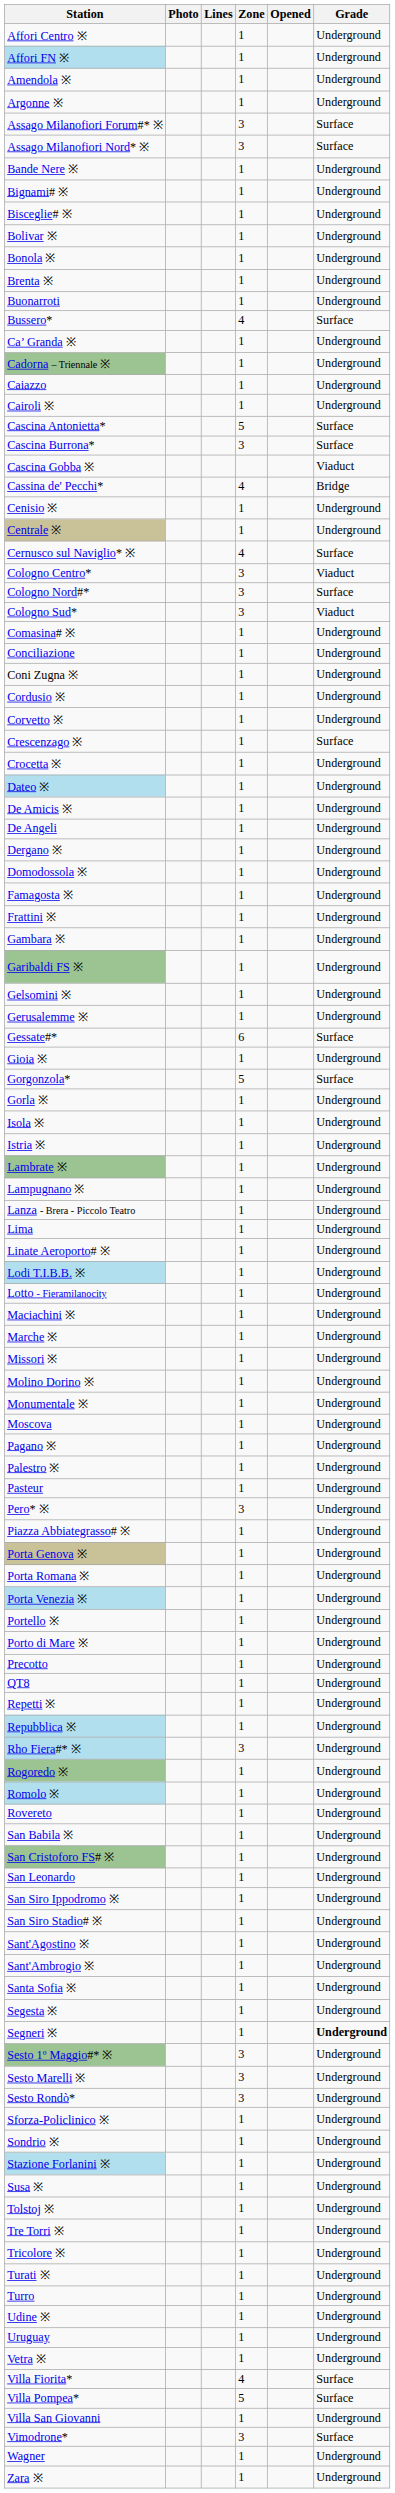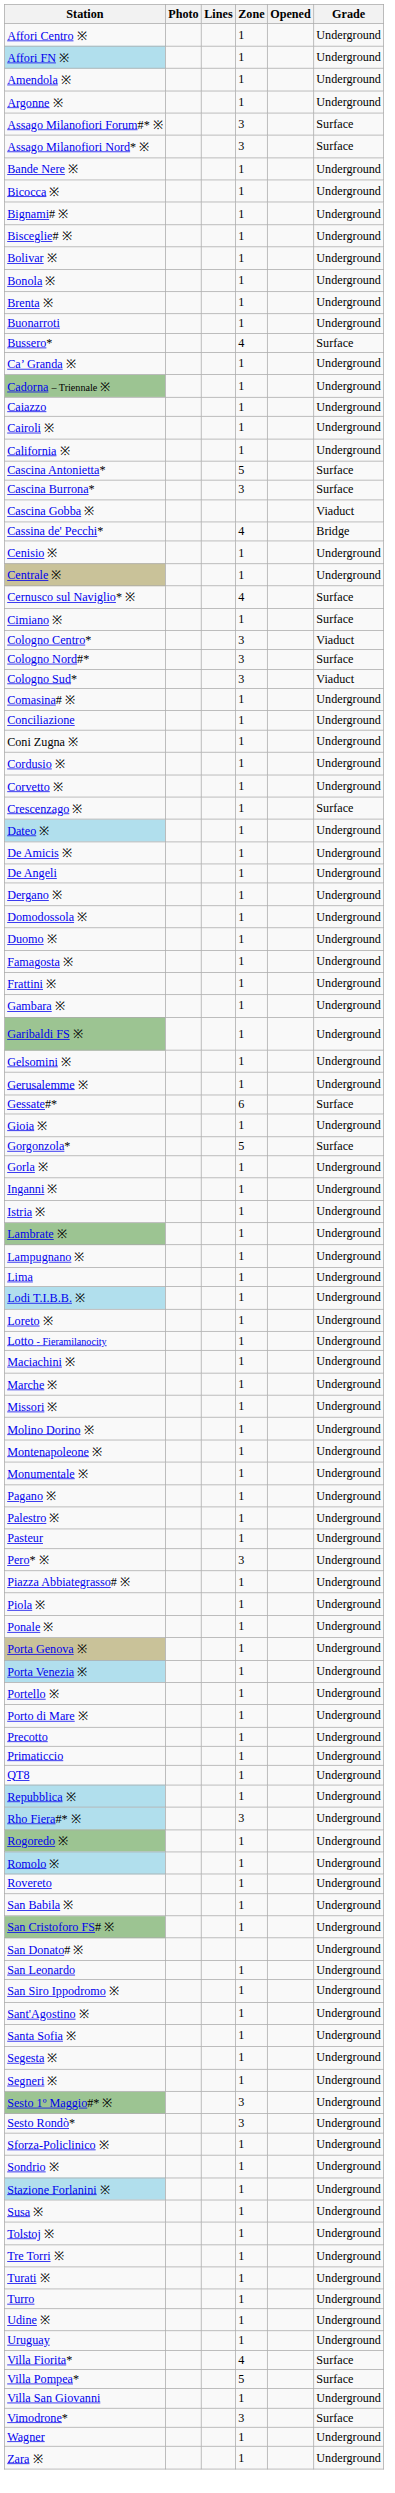+ row: (33, 191)
+ row: (38, 450)
+ row: (35, 620)
- row: (34, 764)
+ row: (32, 939)
+ row: (32, 1190)
- row: (25, 1123)
- row: (71, 1210)
- row: (58, 1250)
+ row: (30, 1320)
+ row: (55, 1451)
- row: (29, 1424)
+ row: (26, 1605)
+ row: (30, 1627)
- row: (48, 1576)
+ row: (35, 1756)
- row: (31, 1704)
+ row: (45, 1950)
- row: (55, 1921)
- row: (51, 1966)
(352, 2032) bold -> (349, 2080) normal
- row: (46, 2078)
- row: (36, 2253)
- row: (26, 2359)
